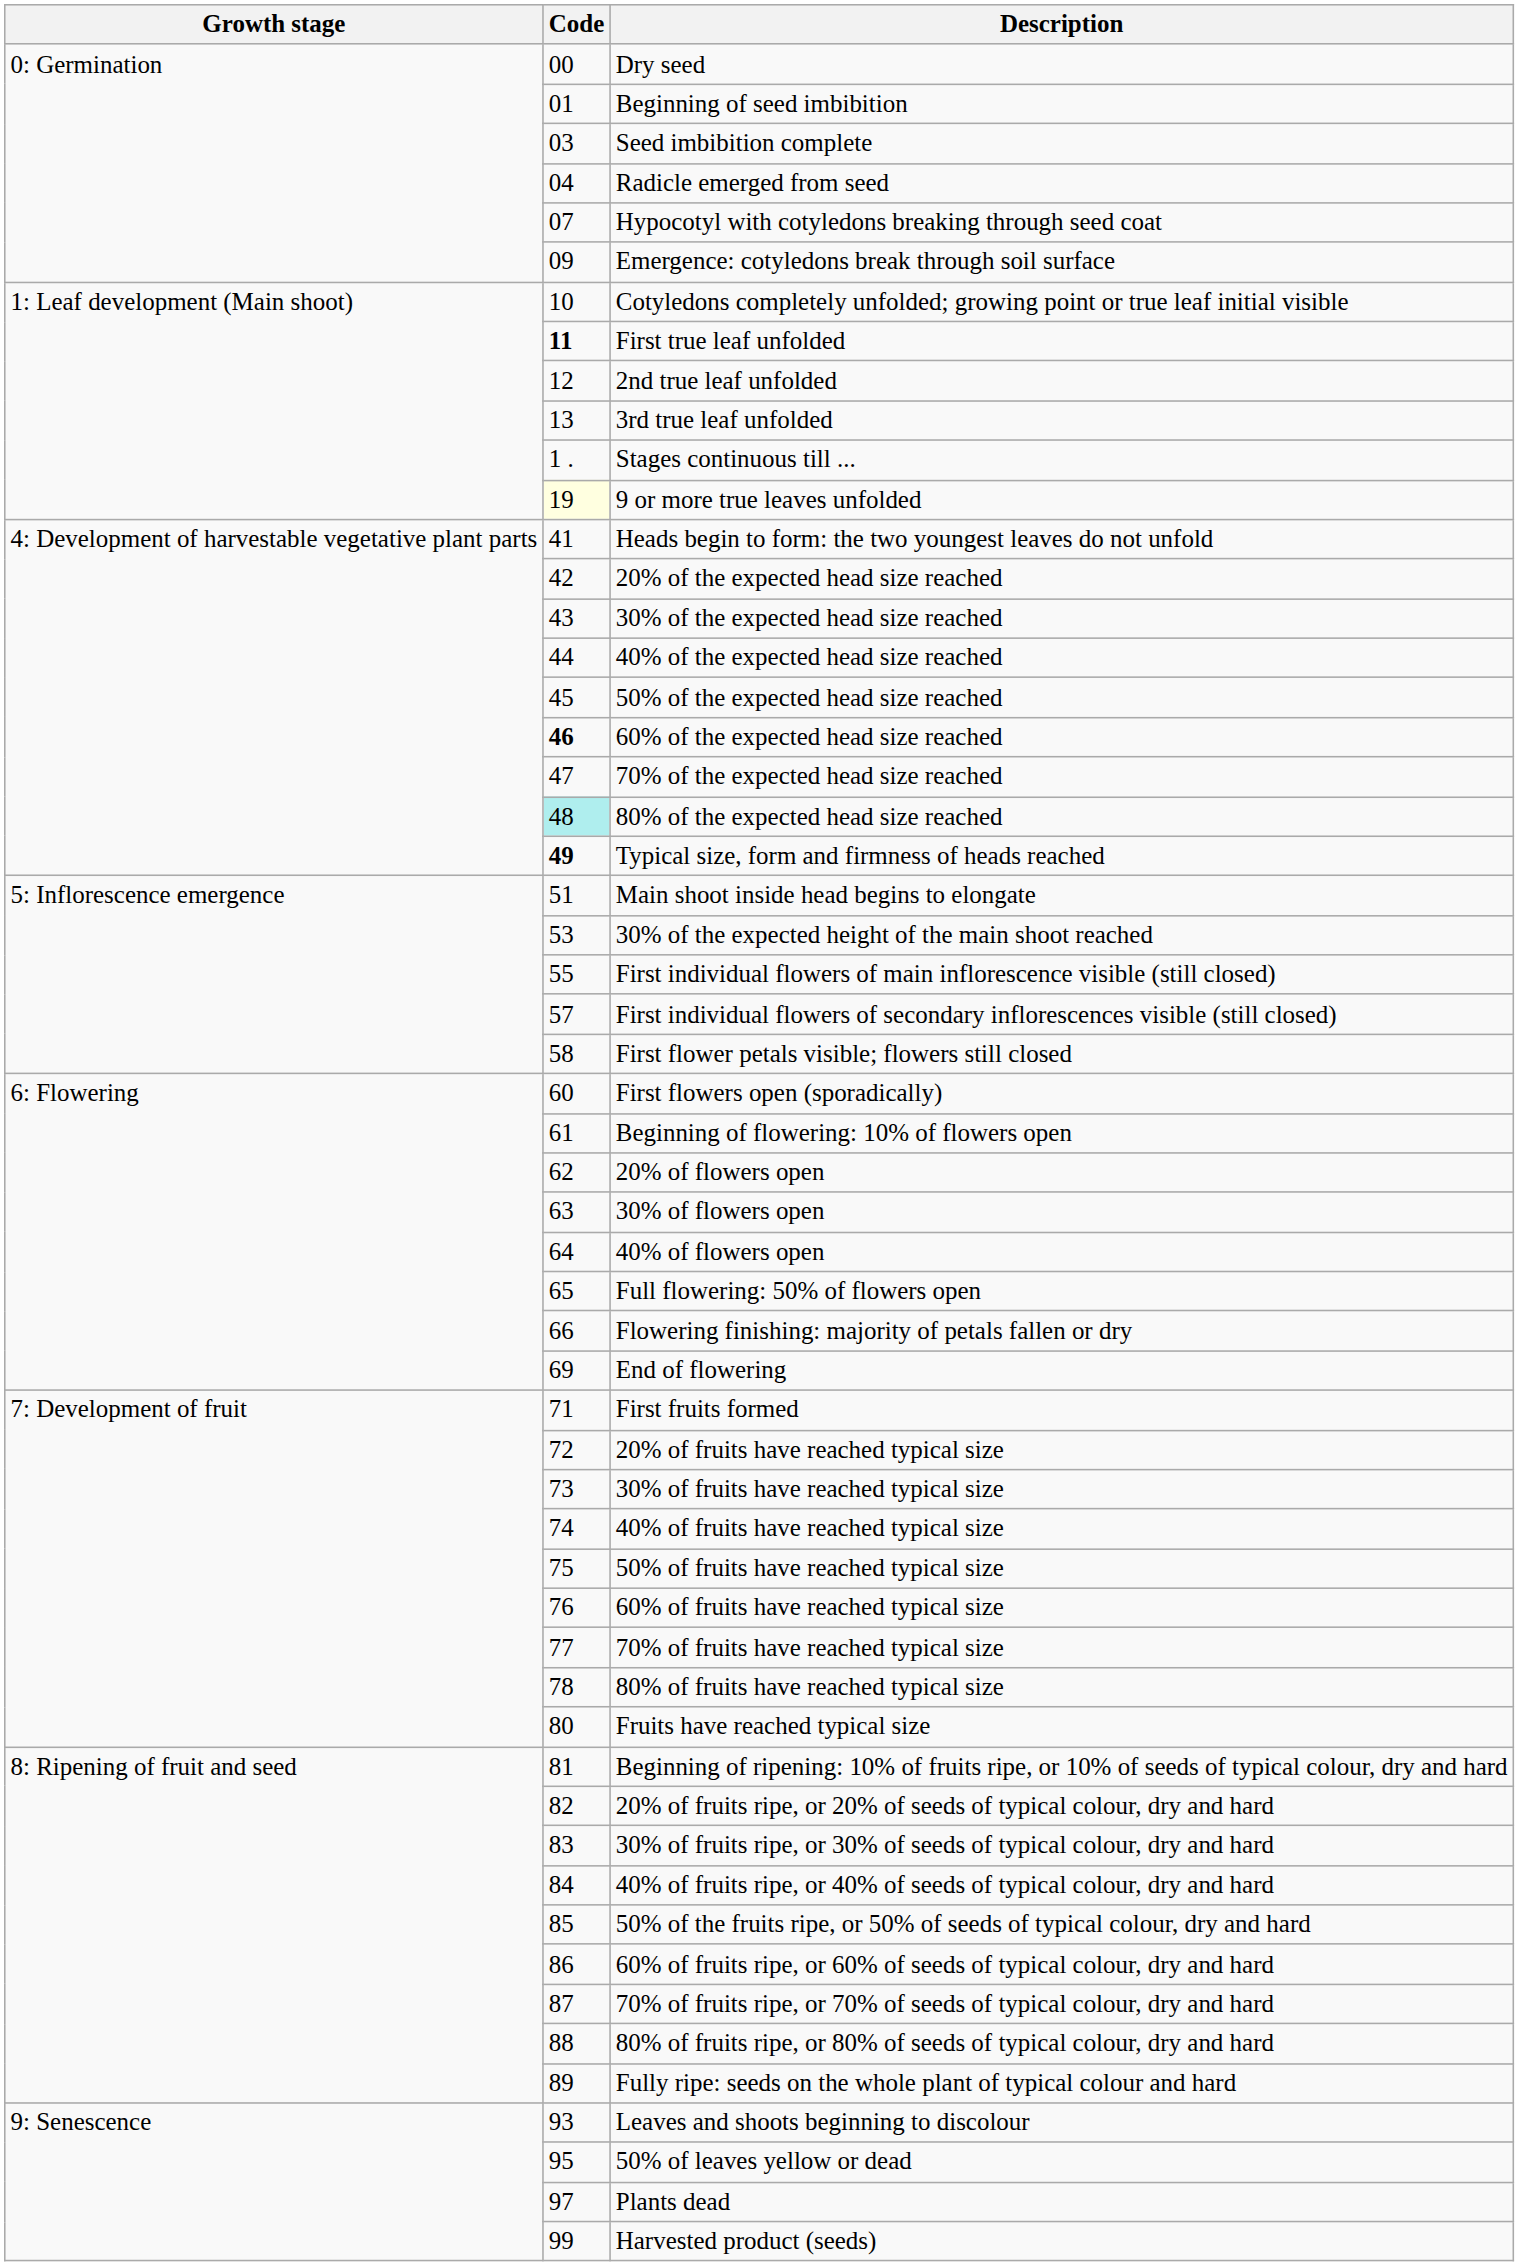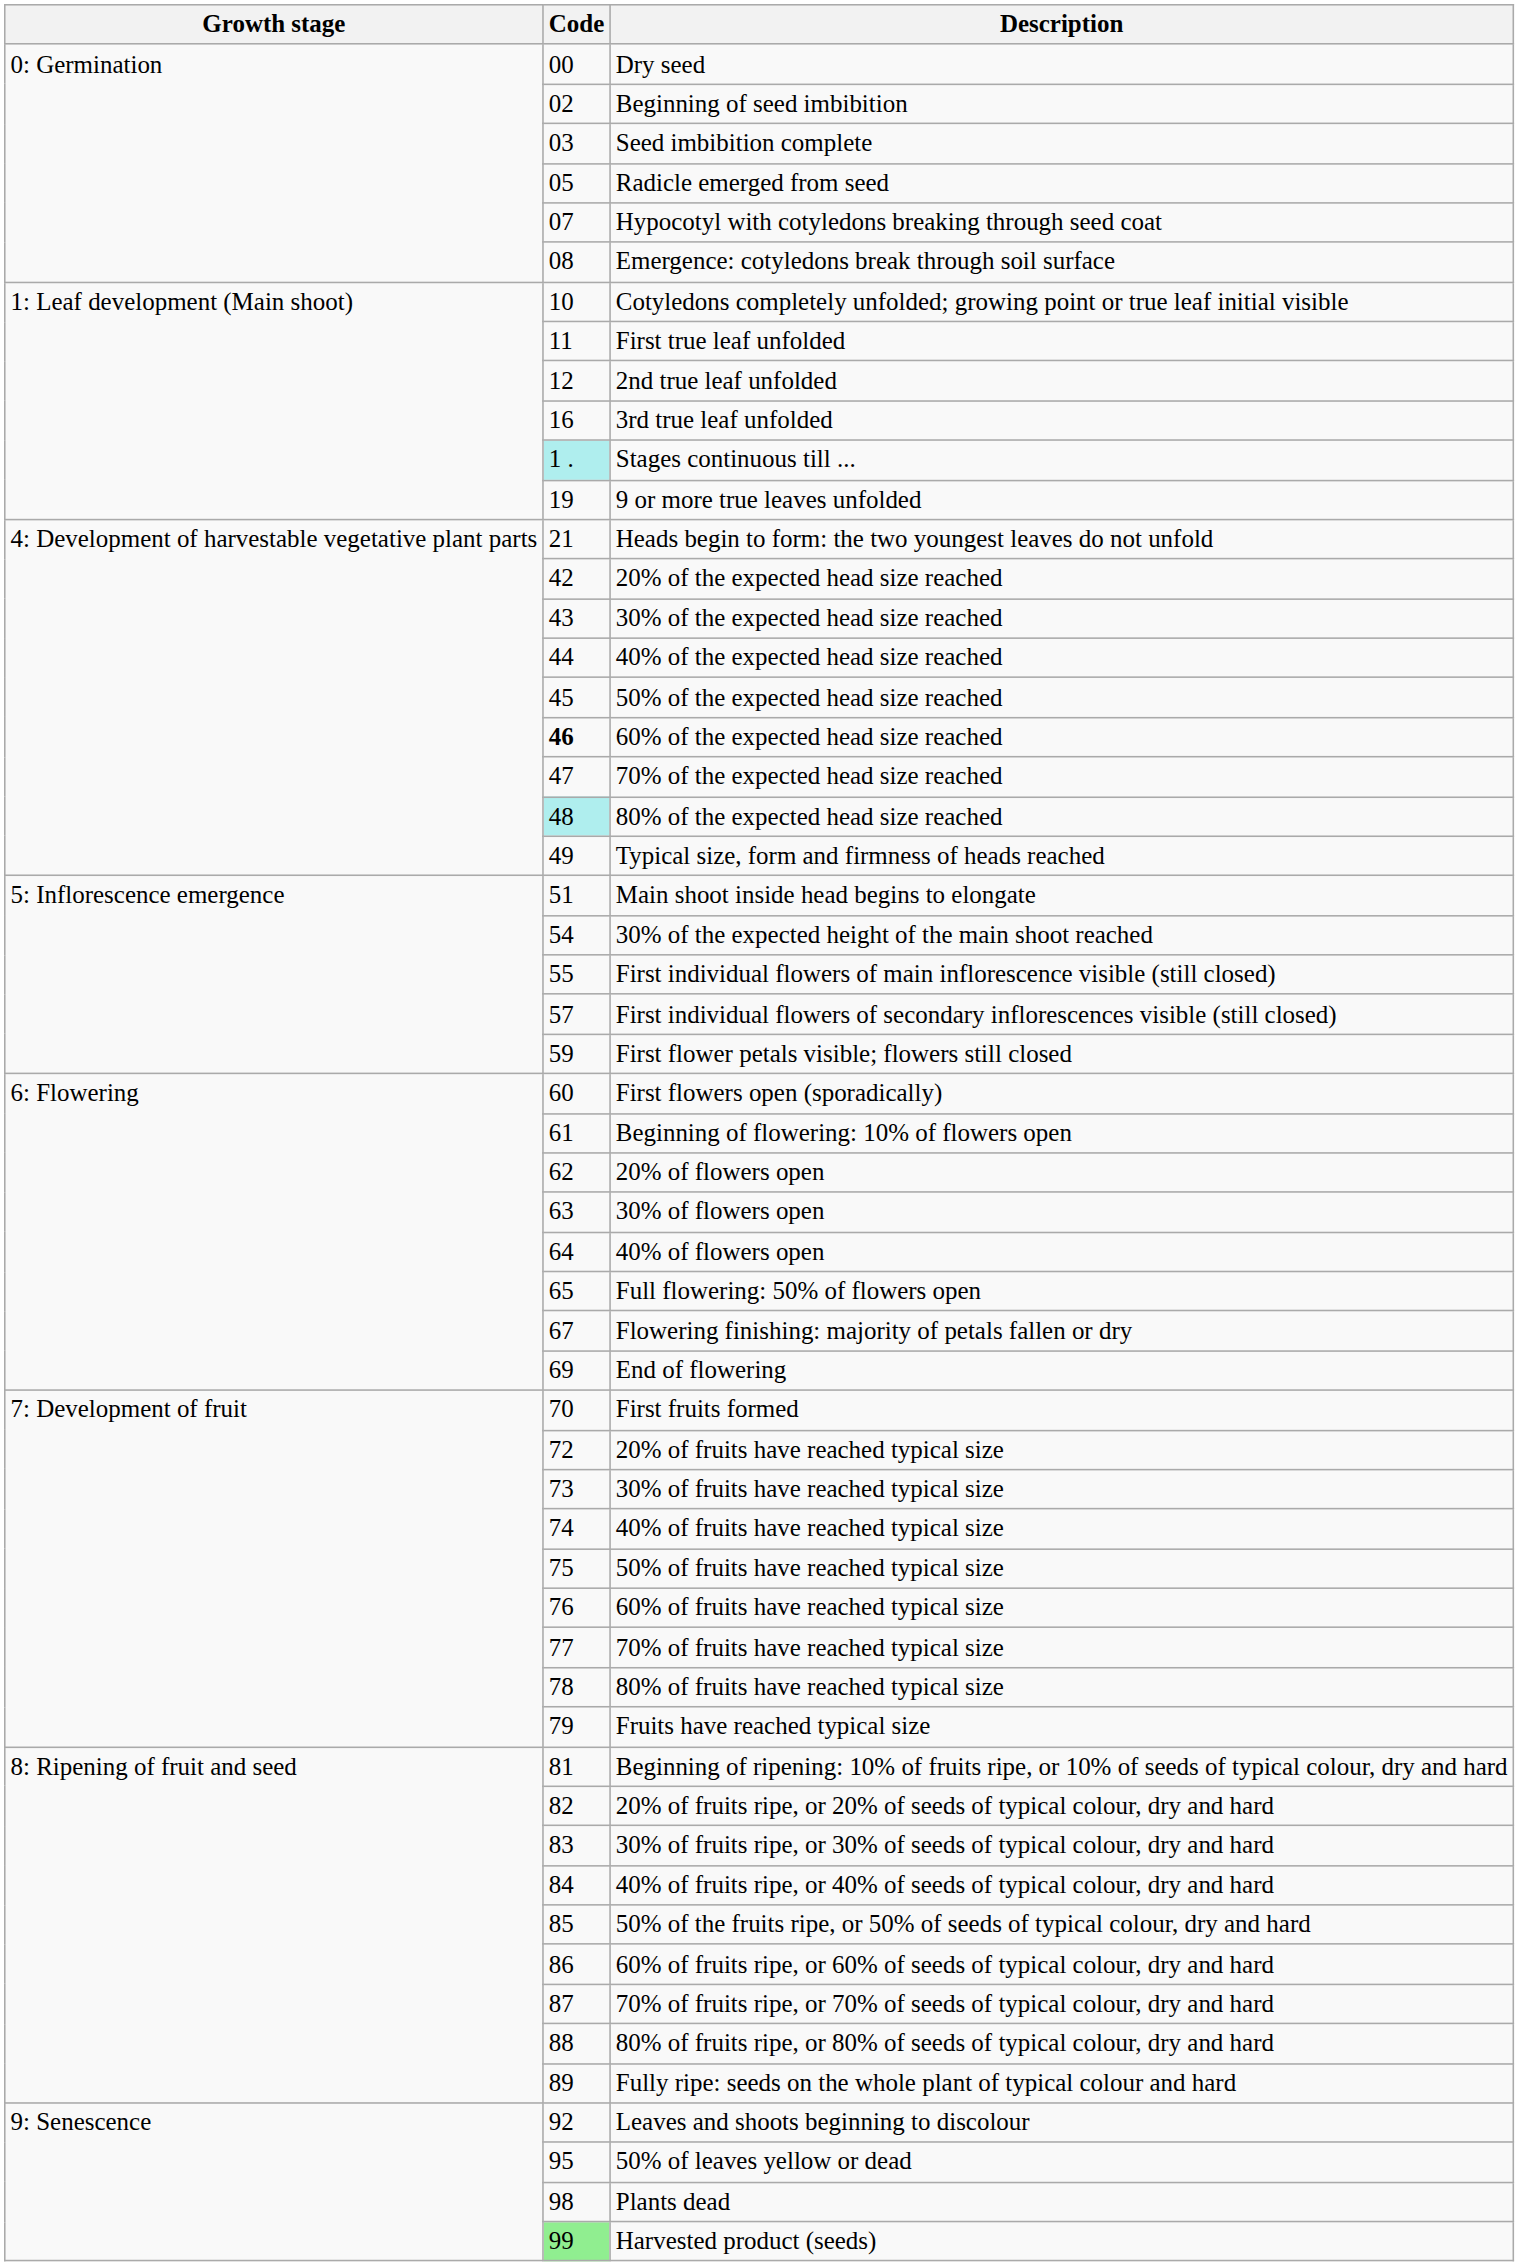(561, 103) 01 -> (561, 103) 02
(561, 182) 04 -> (561, 182) 05
(561, 261) 09 -> (561, 261) 08
(561, 340) bold -> (561, 340) normal
(561, 420) 13 -> (561, 420) 16
(561, 459) no background -> (561, 459) paleturquoise background
(561, 499) lightyellow background -> (561, 499) no background
(561, 538) 41 -> (561, 538) 21
(561, 855) bold -> (561, 855) normal
(561, 934) 53 -> (561, 934) 54
(561, 1053) 58 -> (561, 1053) 59
(561, 1330) 66 -> (561, 1330) 67
(561, 1409) 71 -> (561, 1409) 70
(561, 1726) 80 -> (561, 1726) 79
(561, 2122) 93 -> (561, 2122) 92
(561, 2201) 97 -> (561, 2201) 98
(561, 2241) no background -> (561, 2241) lightgreen background
